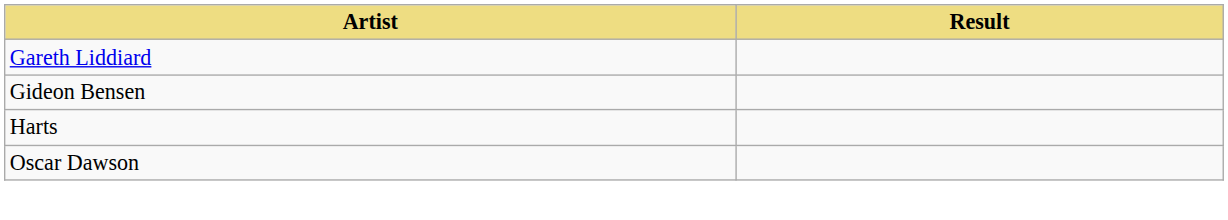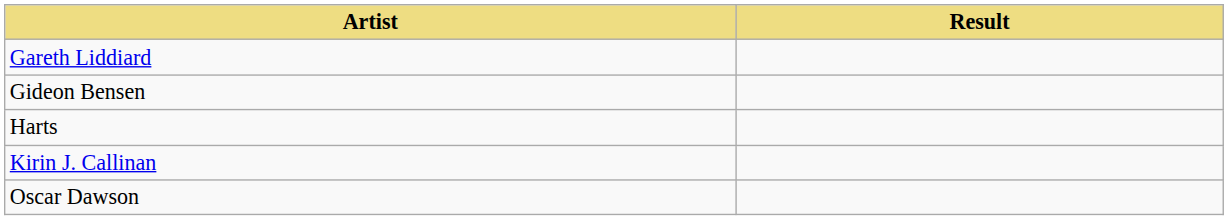+ row: (83, 162)
